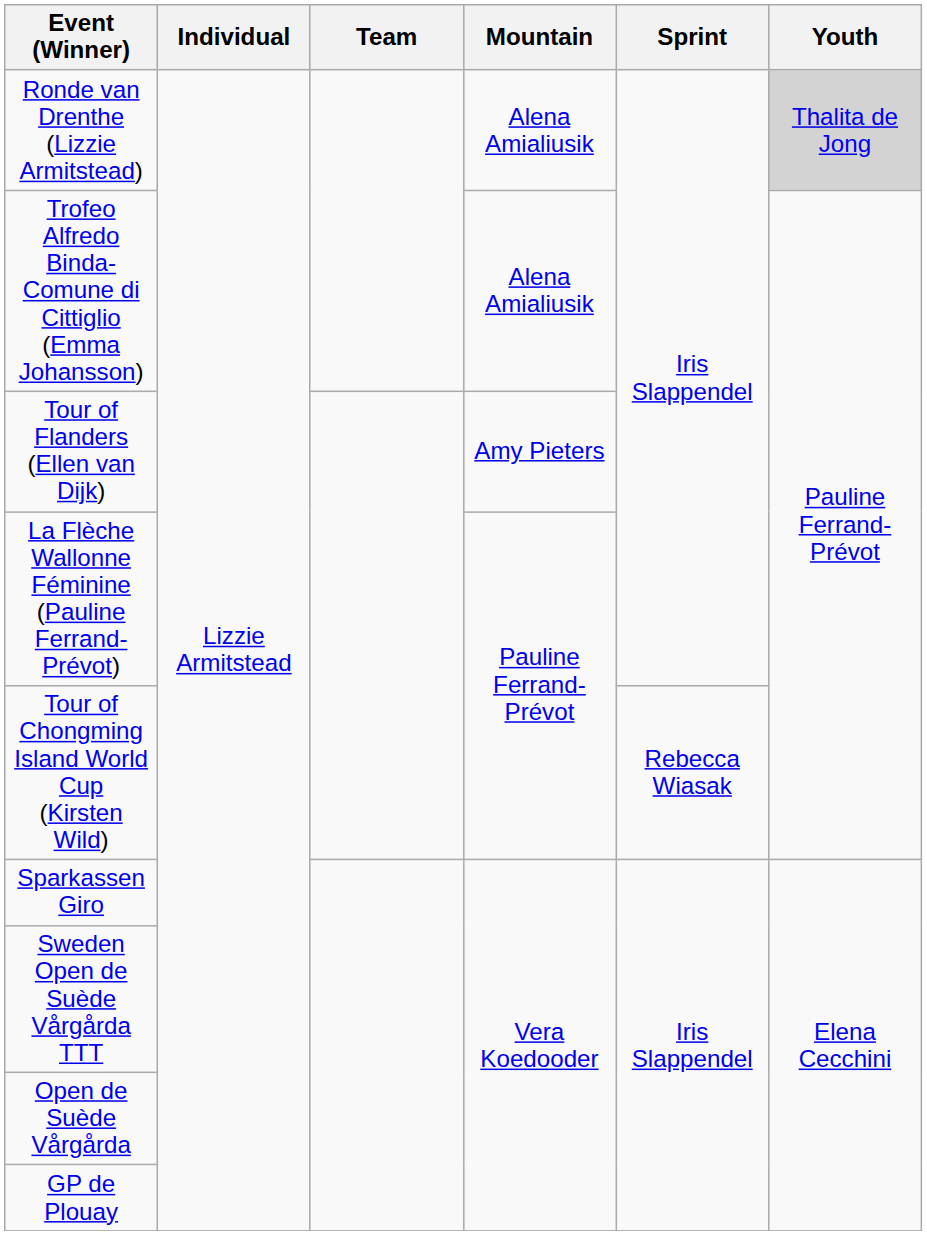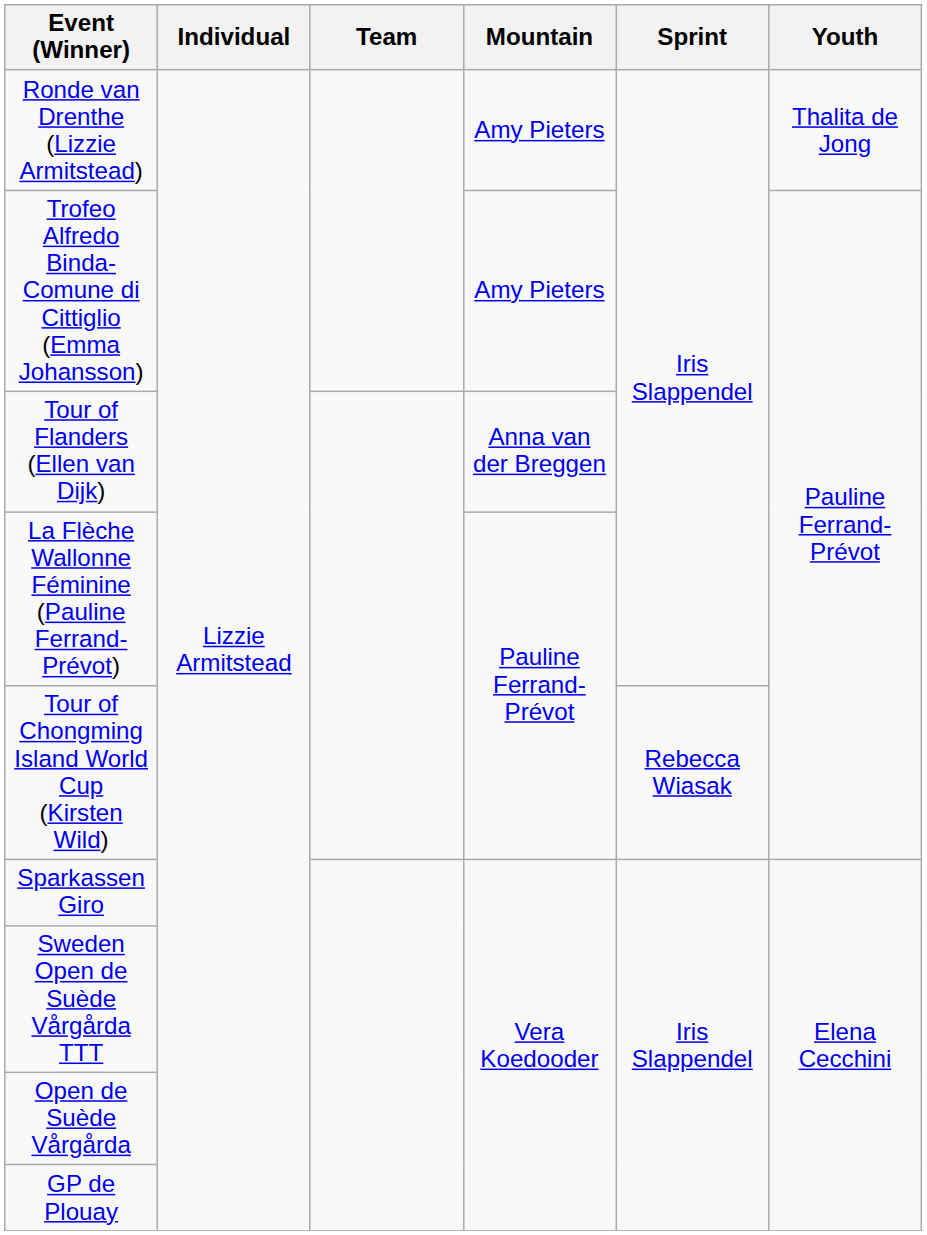(539, 129) Alena Amialiusik -> (539, 129) Amy Pieters
(845, 129) lightgrey background -> (845, 129) no background
(539, 290) Alena Amialiusik -> (539, 290) Amy Pieters
(539, 451) Amy Pieters -> (539, 451) Anna van der Breggen
